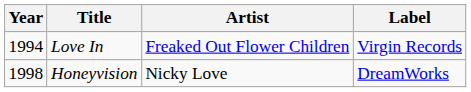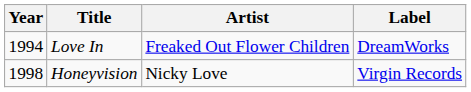(410, 45) Virgin Records -> (403, 45) DreamWorks
(403, 73) DreamWorks -> (410, 73) Virgin Records
